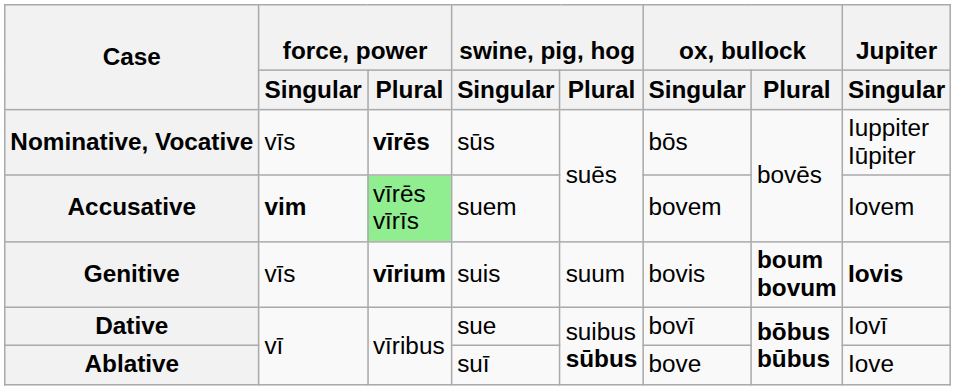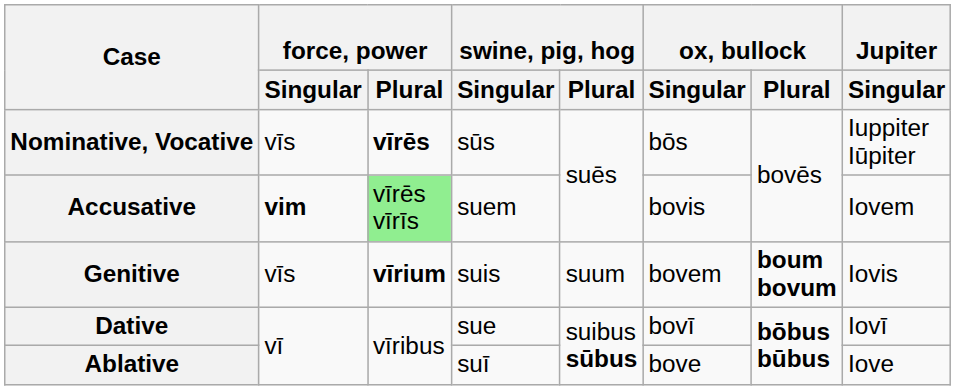(685, 207) bovem -> (677, 207) bovis
(677, 273) bovis -> (685, 273) bovem
(876, 273) bold -> (873, 273) normal
